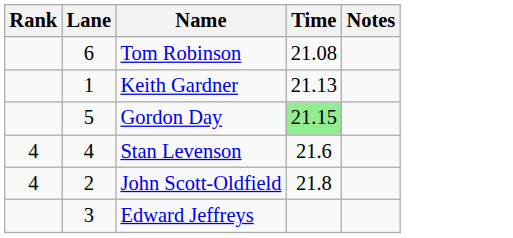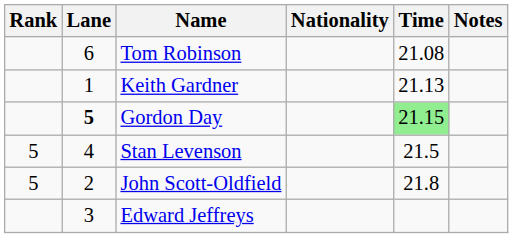+ column: (340, 20)
(89, 118) normal -> (89, 118) bold
(33, 150) 4 -> (33, 150) 5
(314, 150) 21.6 -> (421, 150) 21.5
(33, 183) 4 -> (33, 183) 5
